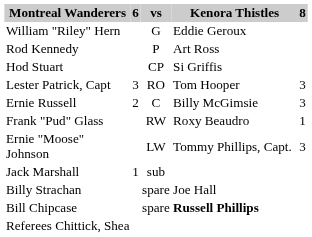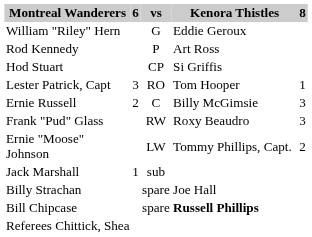(303, 85) 3 -> (303, 85) 1
(303, 121) 1 -> (303, 121) 3
(303, 146) 3 -> (303, 146) 2
